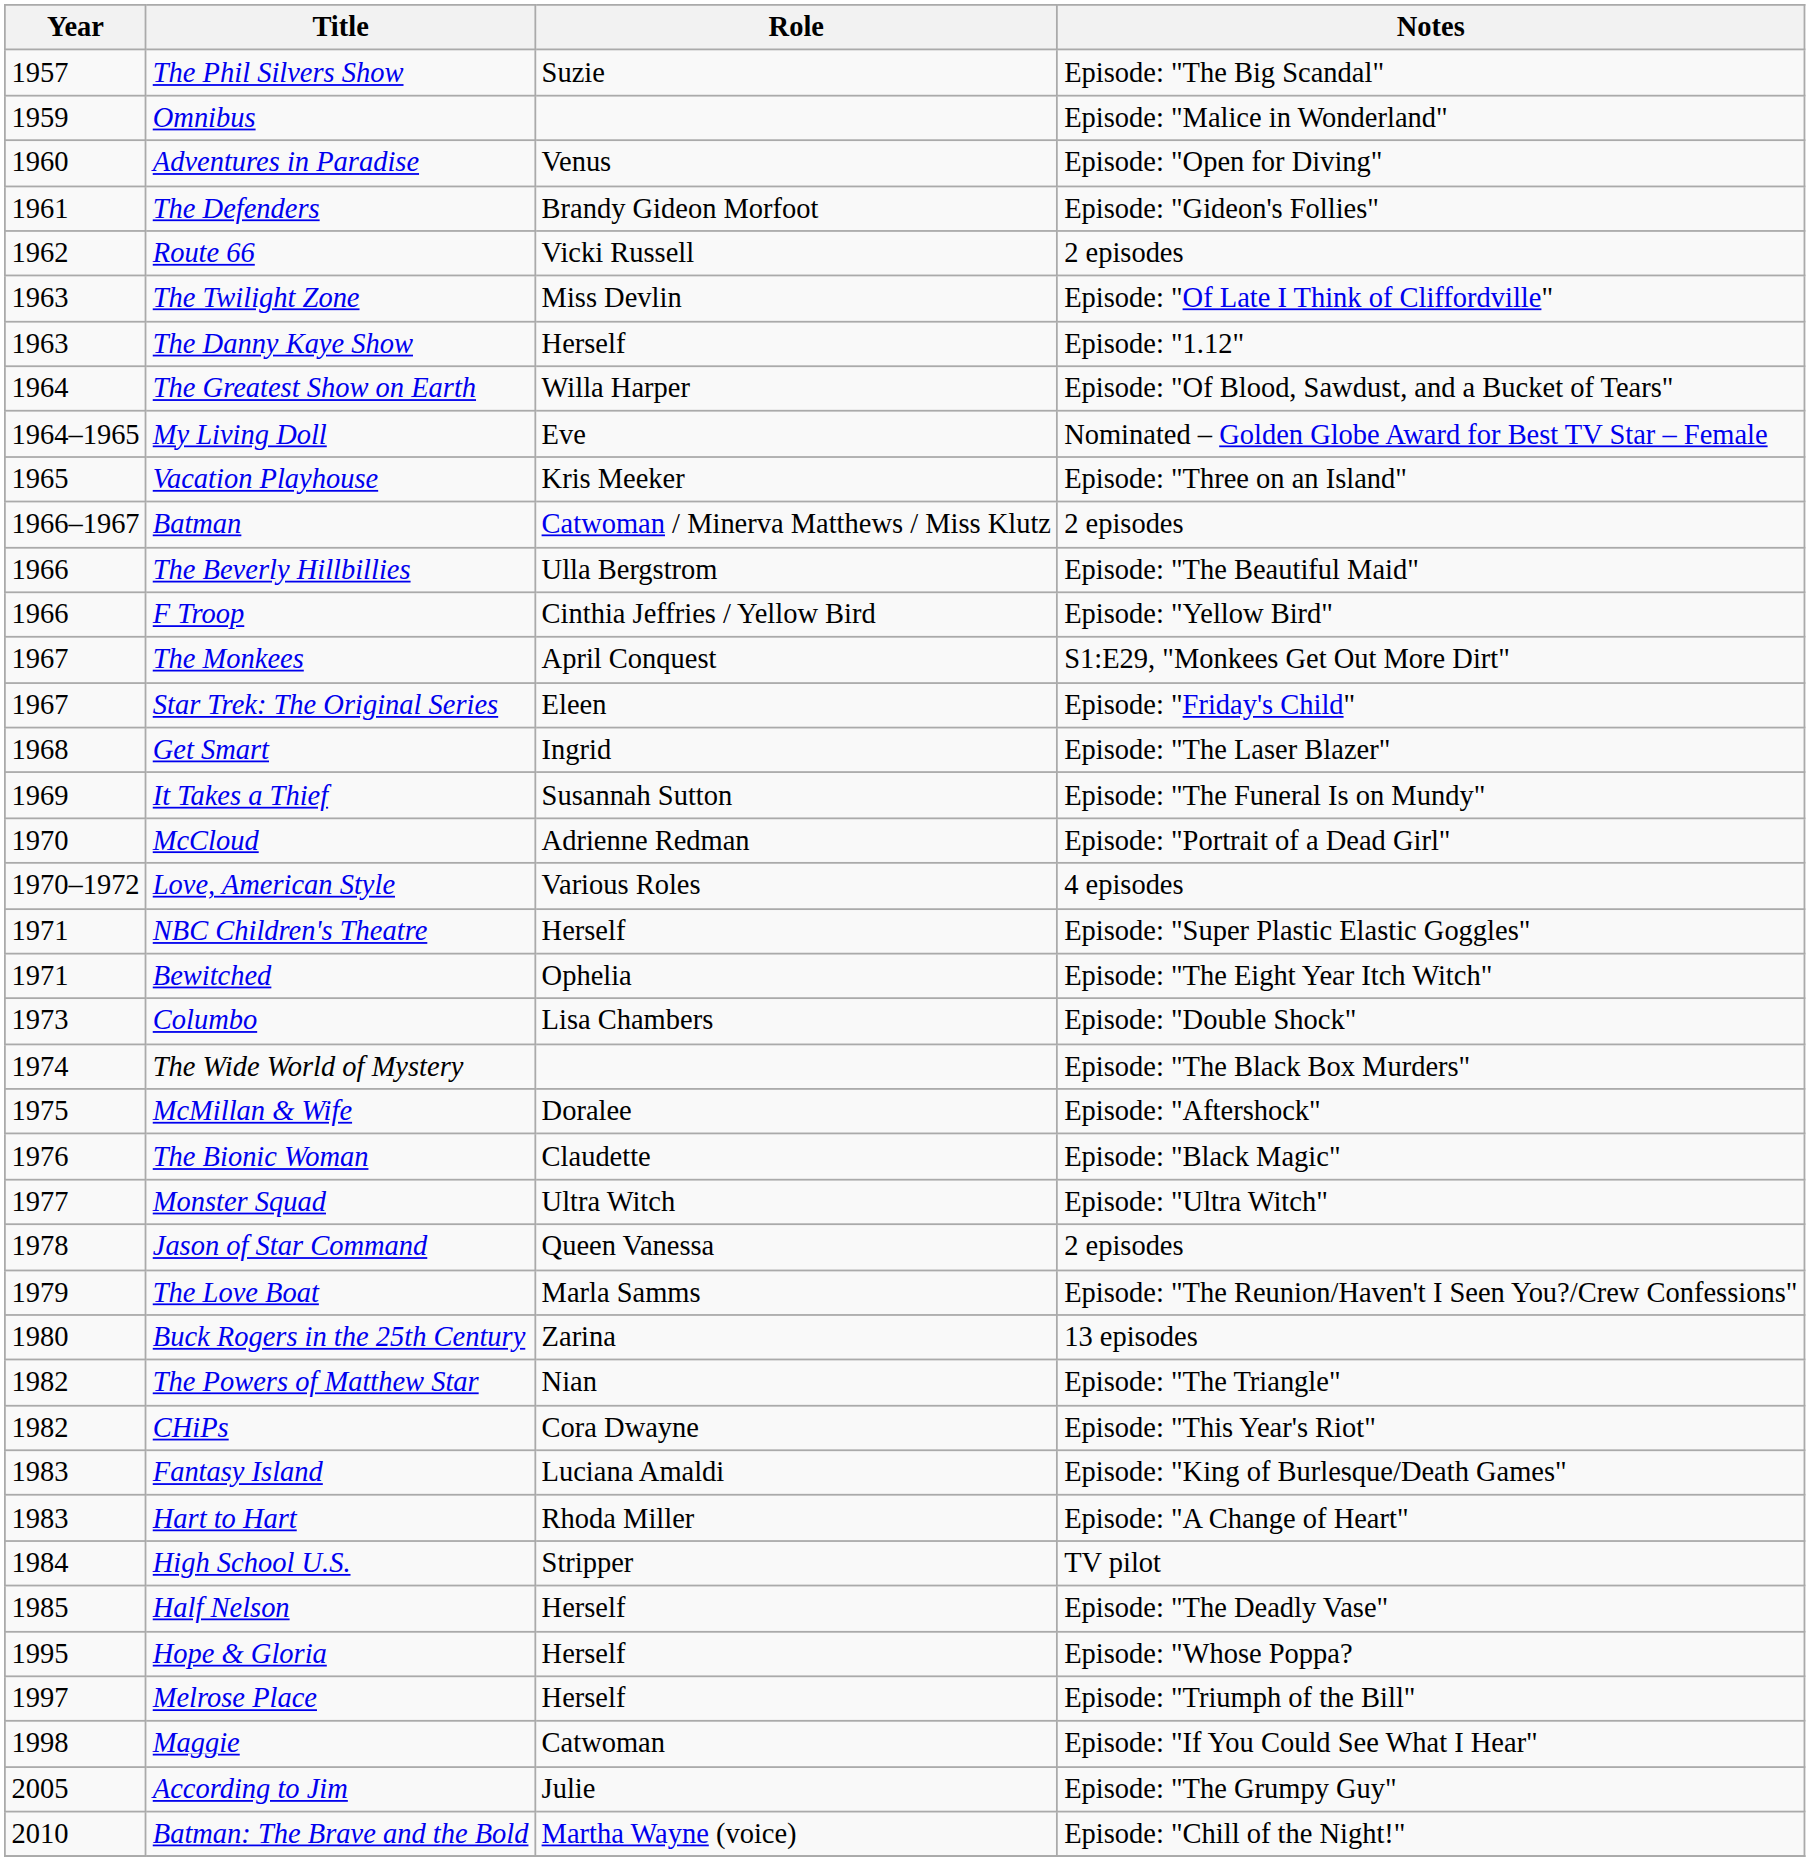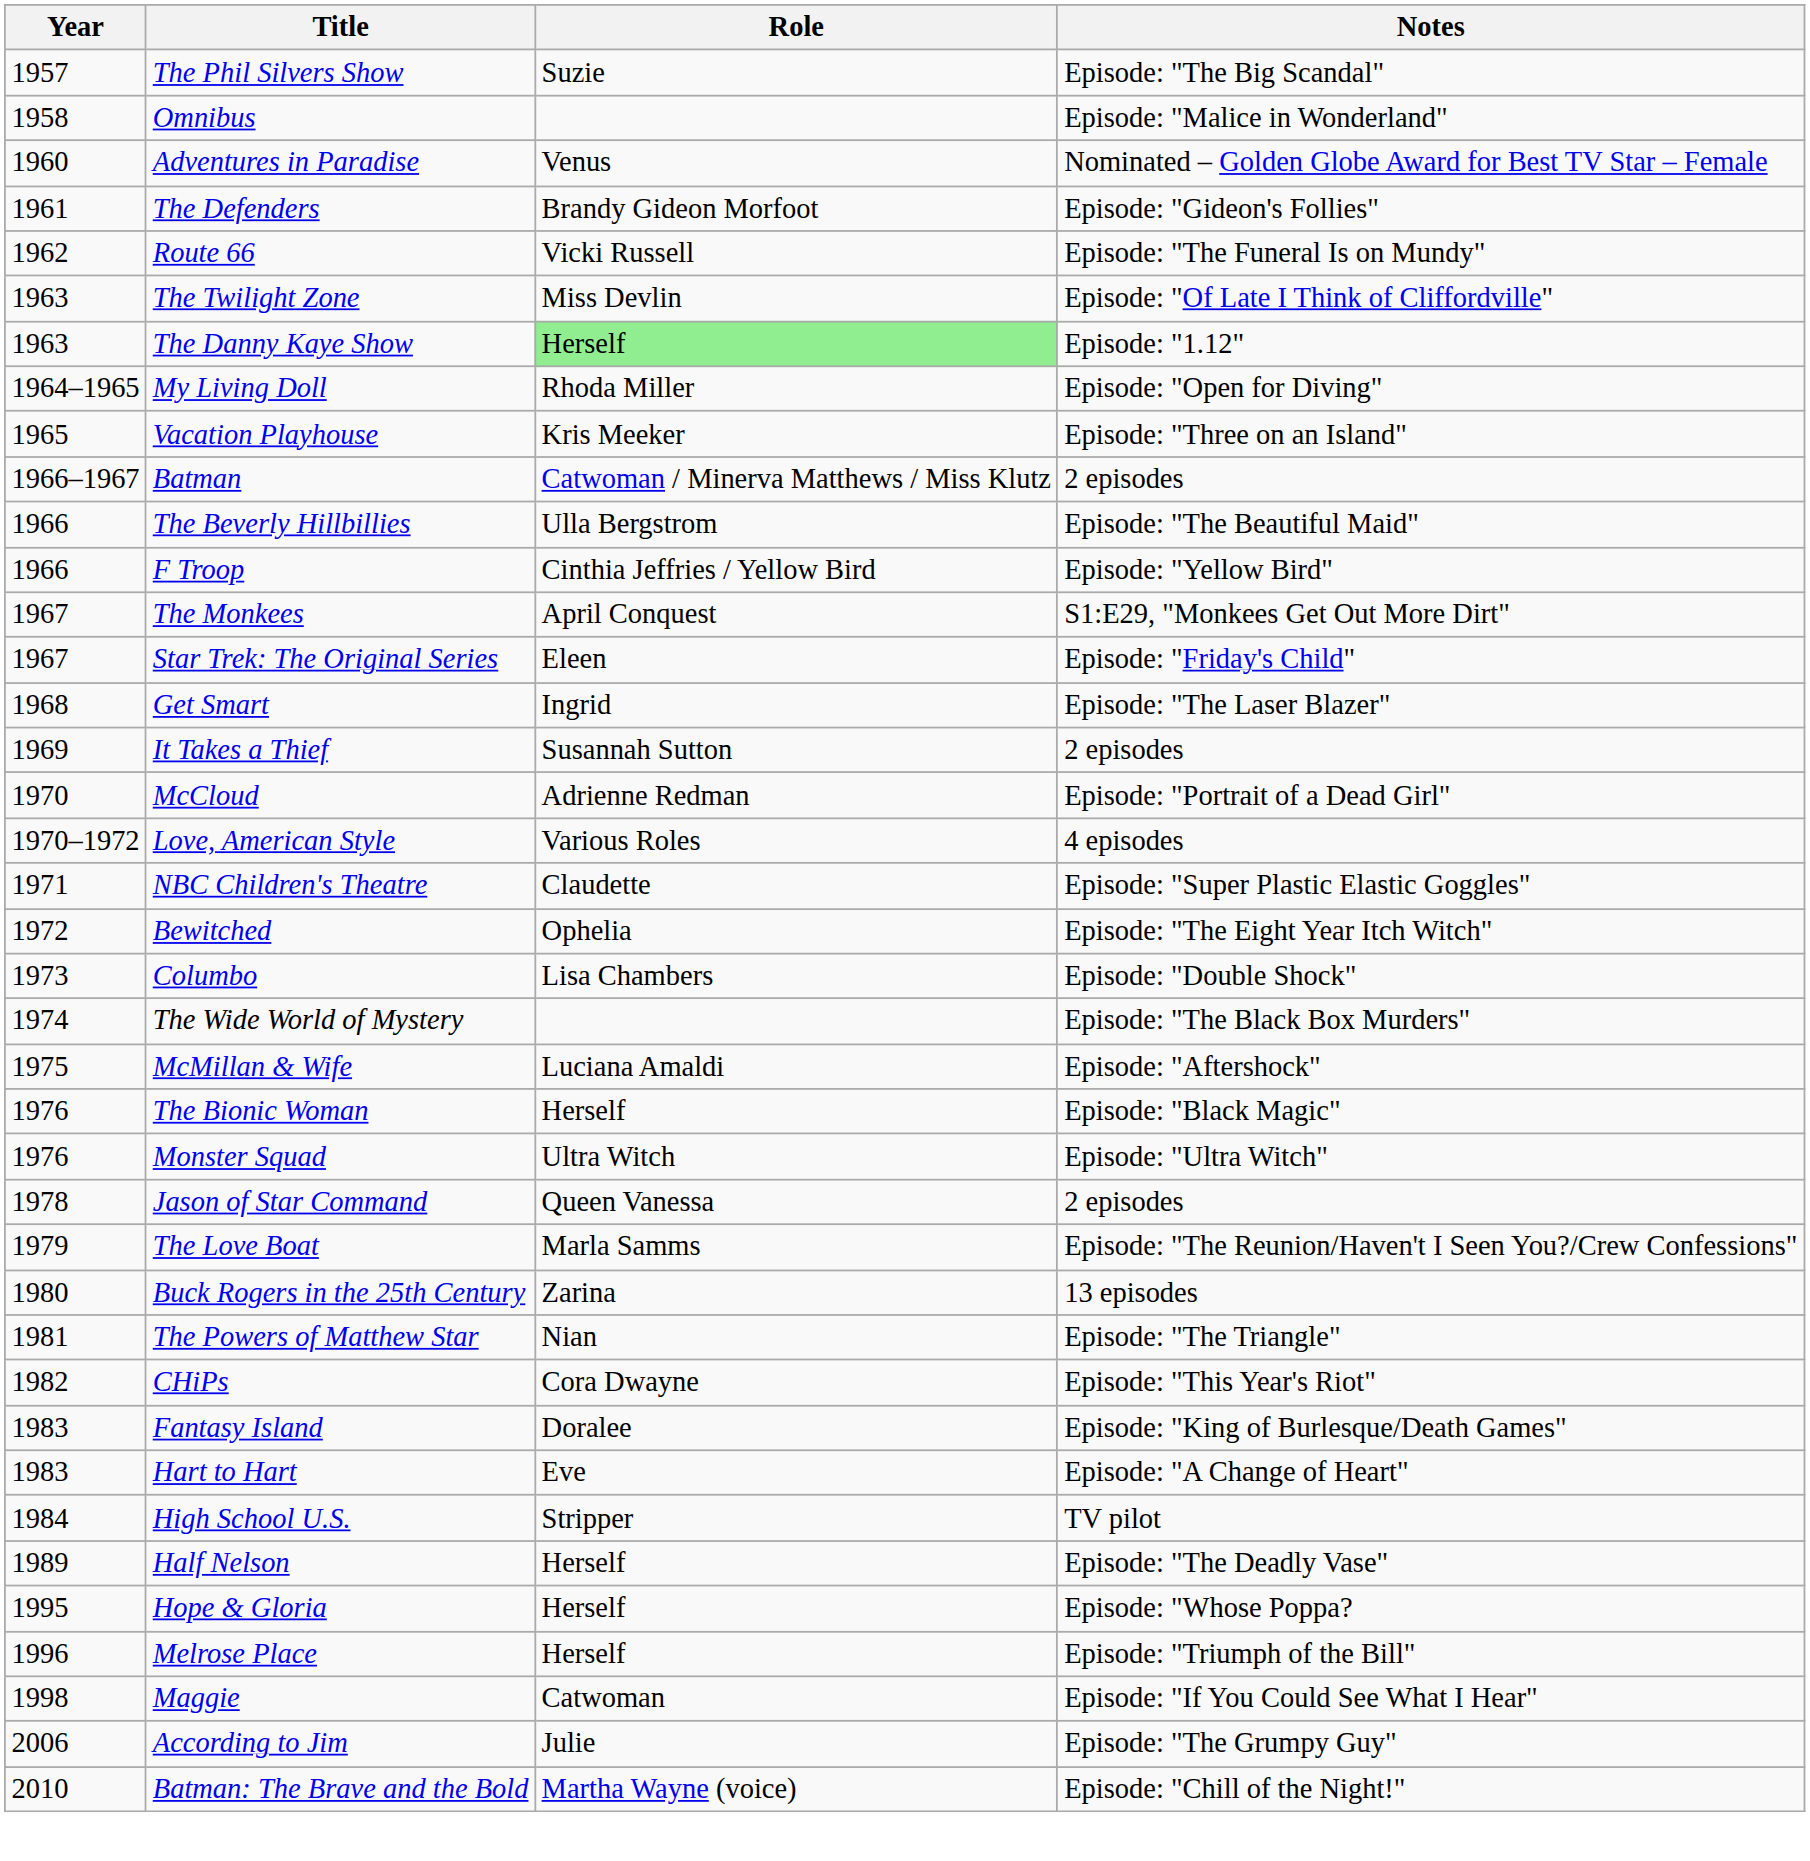(40, 117) 1959 -> (40, 117) 1958
(1223, 162) Episode: "Open for Diving" -> (1416, 162) Nominated – Golden Globe Award for Best TV Star – Female
(1124, 252) 2 episodes -> (1275, 252) Episode: "The Funeral Is on Mundy"
(584, 343) no background -> (584, 343) lightgreen background
- row: (314, 388)
(564, 433) Eve -> (618, 388) Rhoda Miller
(1416, 433) Nominated – Golden Globe Award for Best TV Star – Female -> (1223, 388) Episode: "Open for Diving"
(1275, 794) Episode: "The Funeral Is on Mundy" -> (1124, 749) 2 episodes
(584, 930) Herself -> (596, 885) Claudette
(40, 975) 1971 -> (40, 930) 1972
(587, 1111) Doralee -> (633, 1065) Luciana Amaldi
(596, 1156) Claudette -> (584, 1111) Herself
(40, 1201) 1977 -> (40, 1156) 1976
(40, 1382) 1982 -> (40, 1336) 1981
(633, 1472) Luciana Amaldi -> (587, 1427) Doralee
(618, 1517) Rhoda Miller -> (564, 1472) Eve
(40, 1607) 1985 -> (40, 1562) 1989
(40, 1698) 1997 -> (40, 1653) 1996
(40, 1788) 2005 -> (40, 1743) 2006
